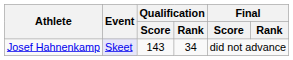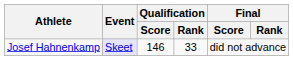(155, 47) 143 -> (155, 47) 146
(191, 47) 34 -> (191, 47) 33
